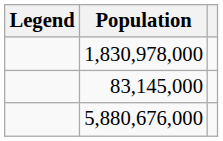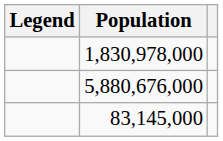rows swapped: (157, 86) <-> (144, 119)
